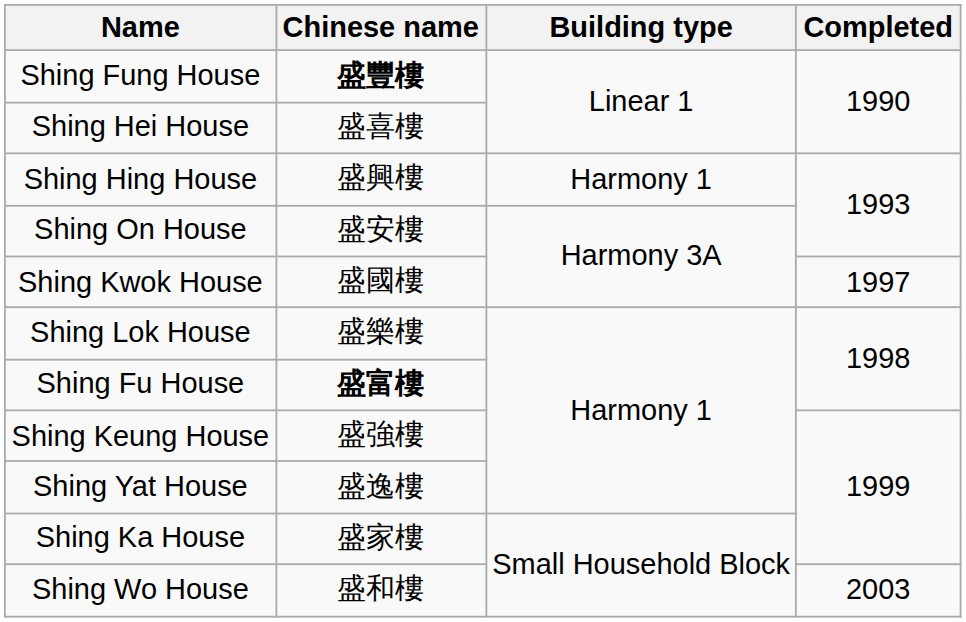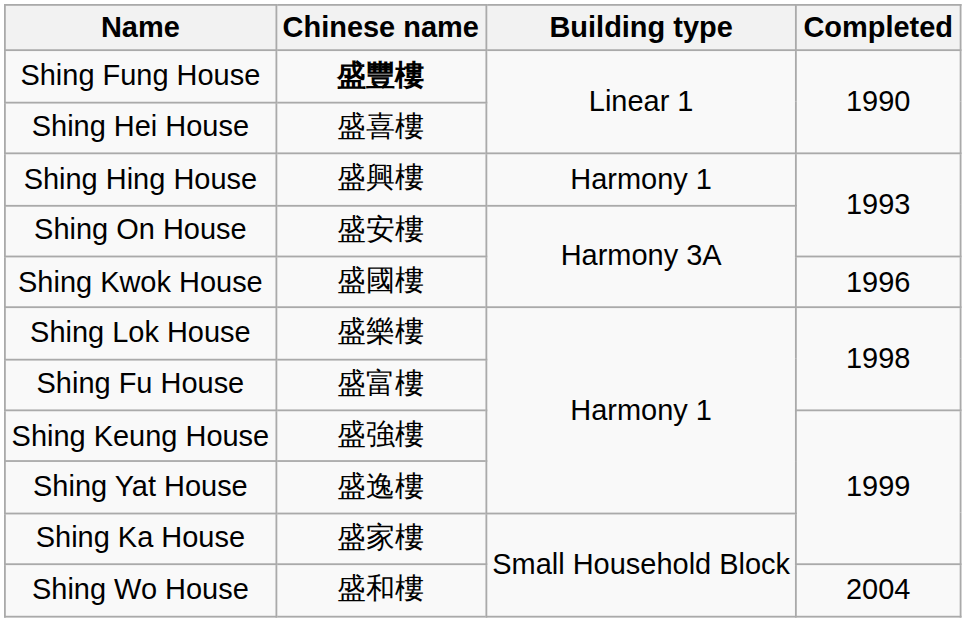(878, 281) 1997 -> (878, 281) 1996
(381, 383) bold -> (381, 383) normal
(878, 589) 2003 -> (878, 589) 2004
